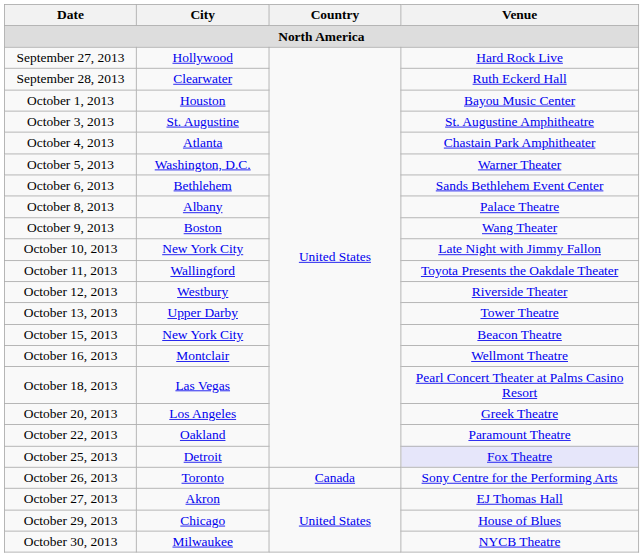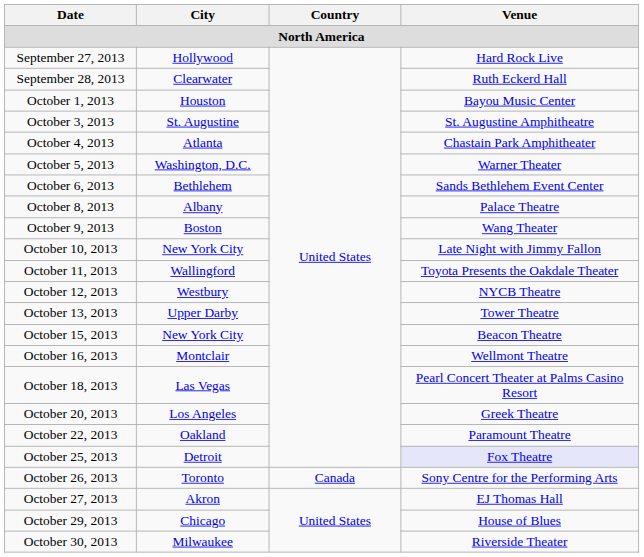(520, 292) Riverside Theater -> (520, 292) NYCB Theatre
(520, 541) NYCB Theatre -> (520, 541) Riverside Theater
